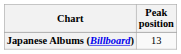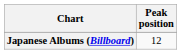(156, 40) 13 -> (156, 40) 12
